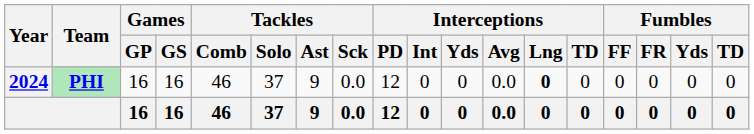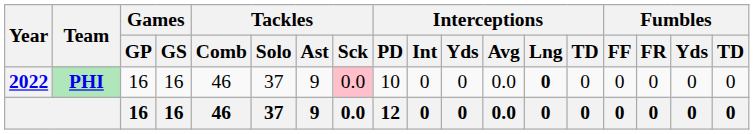(29, 81) 2024 -> (29, 81) 2022
(353, 81) no background -> (353, 81) pink background
(390, 81) 12 -> (390, 81) 10
